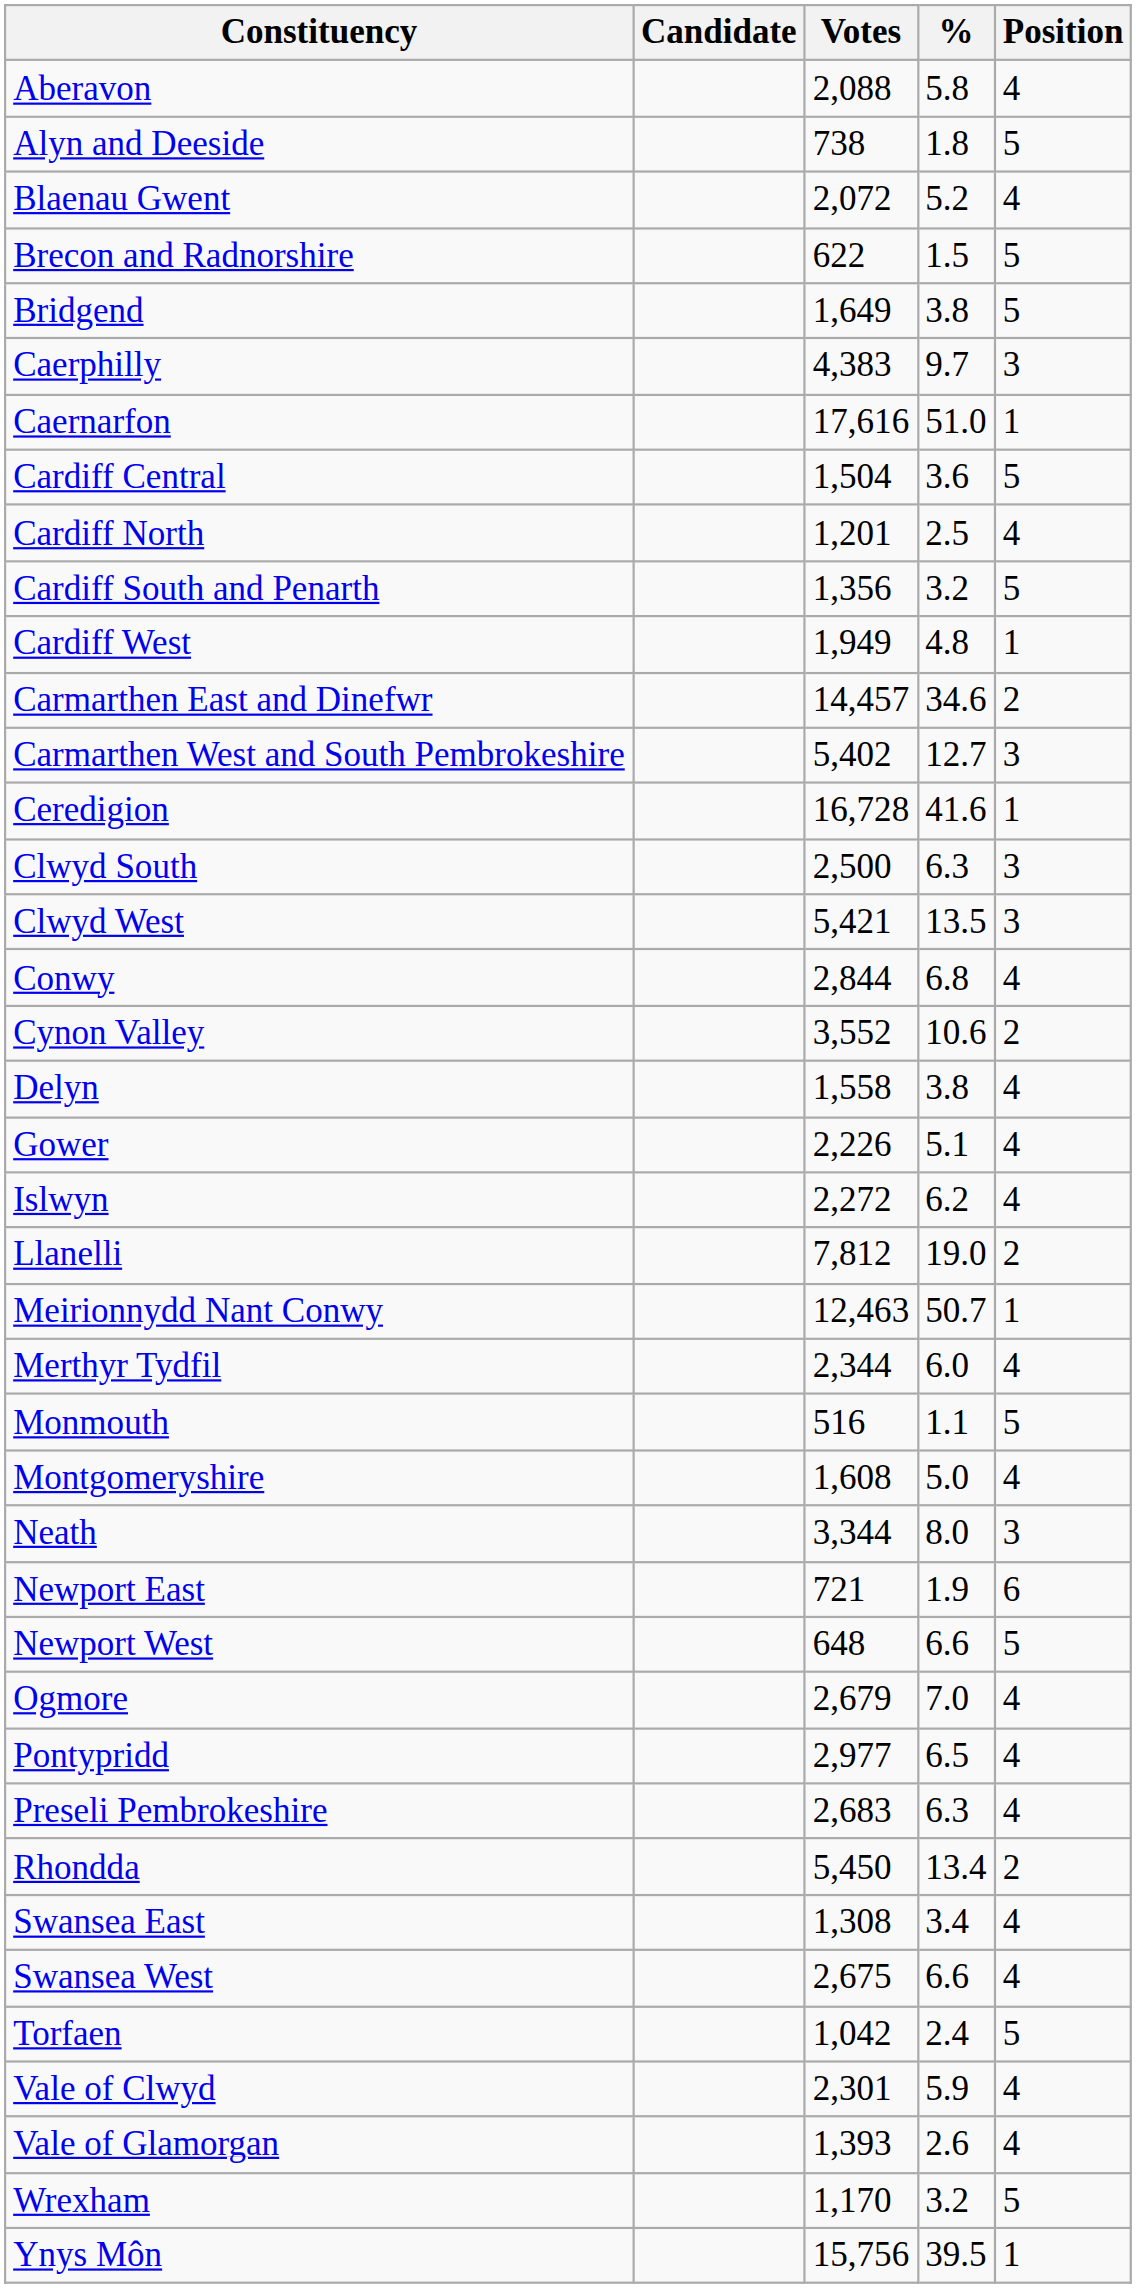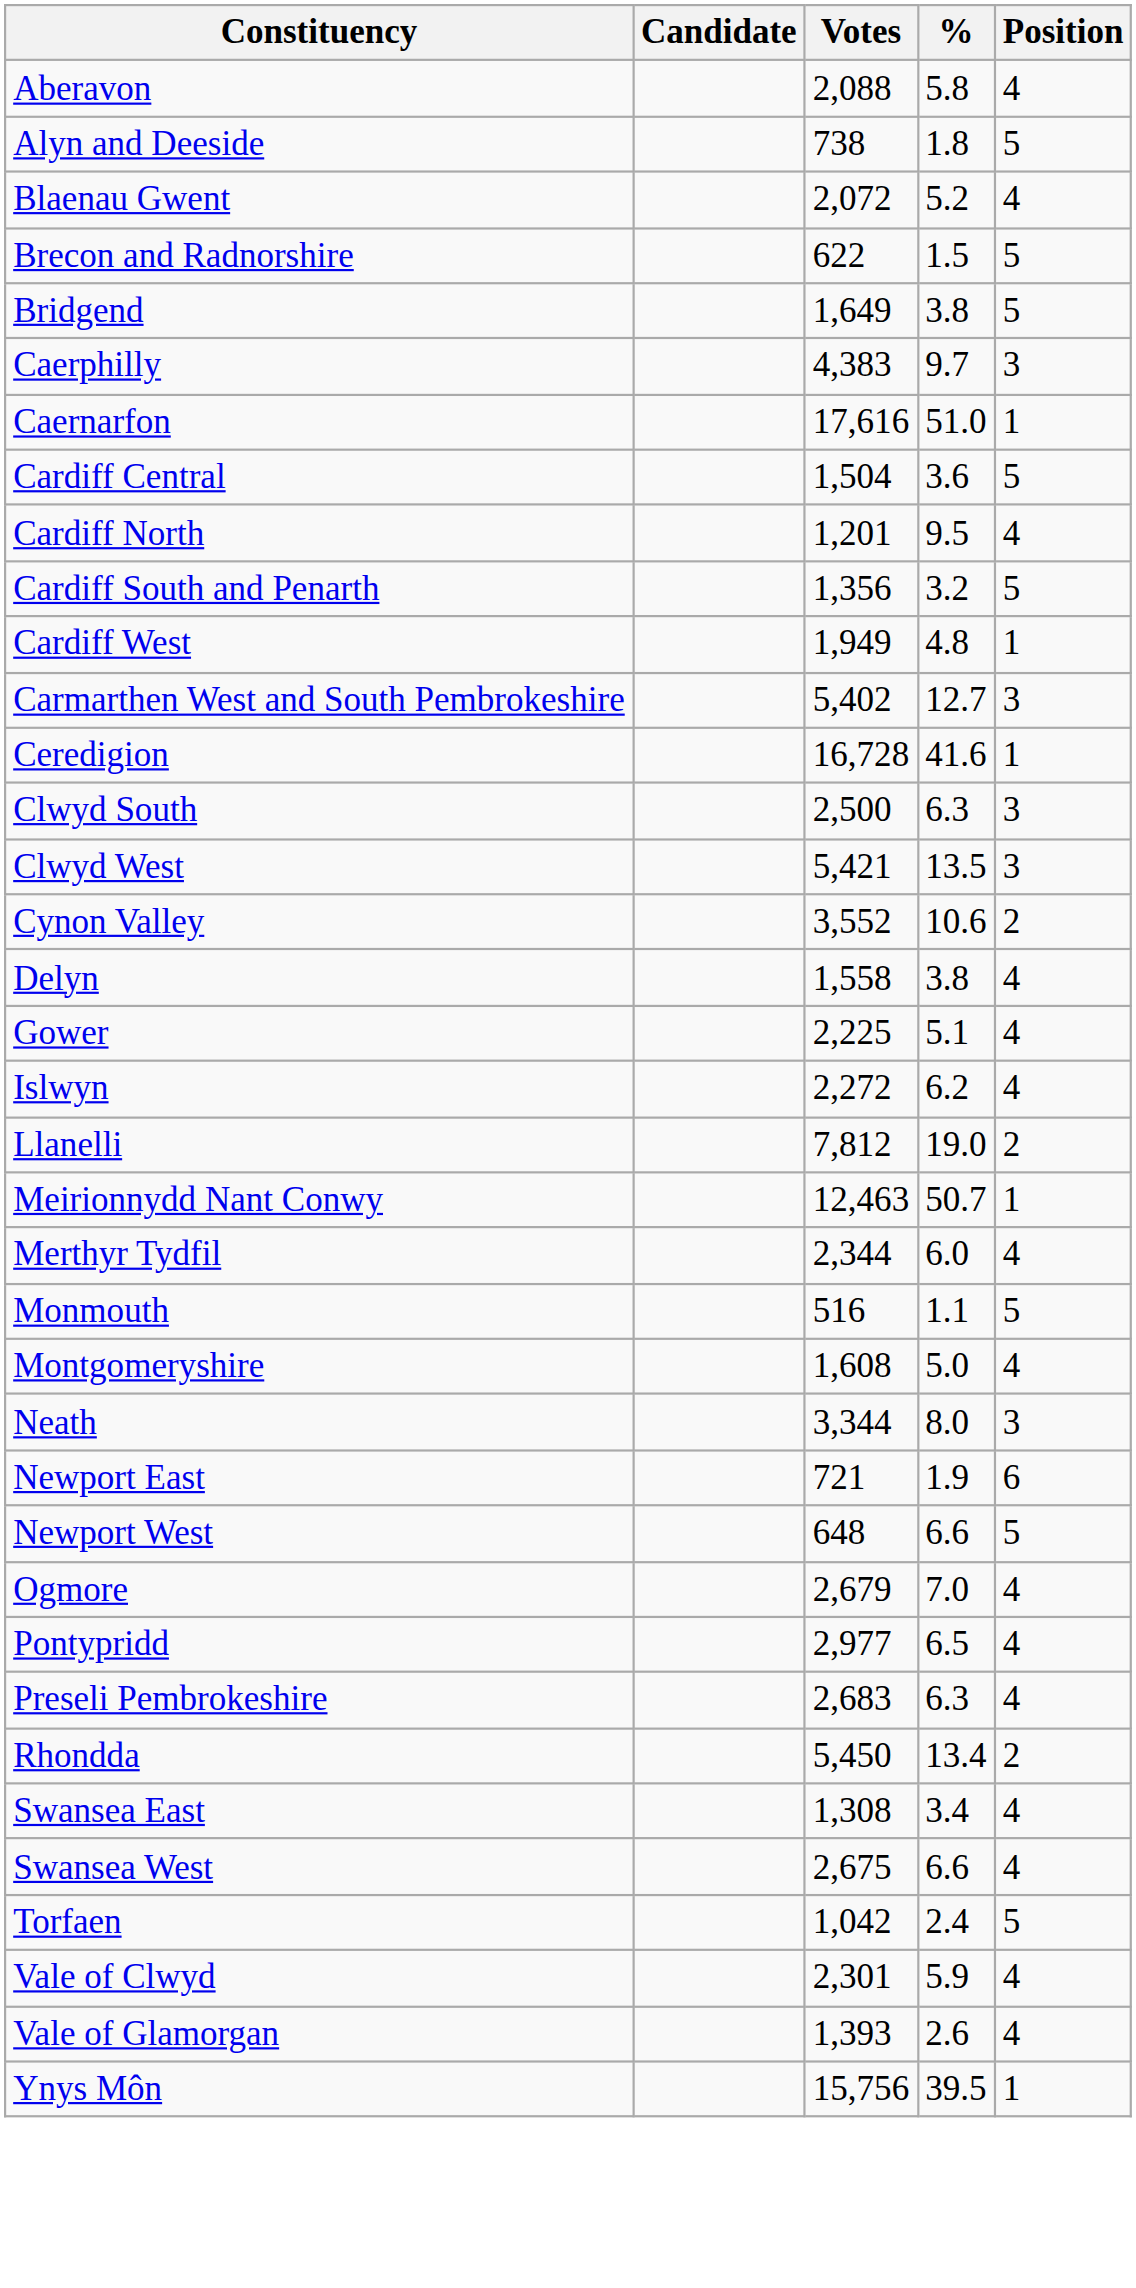(947, 532) 2.5 -> (947, 532) 9.5
- row: (223, 699)
- row: (64, 976)
(852, 1143) 2,226 -> (852, 1032) 2,225
- row: (82, 2199)
